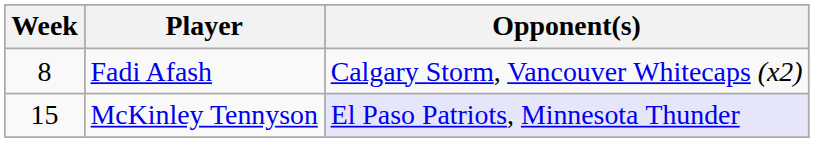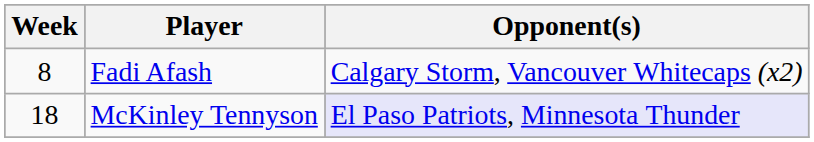(45, 114) 15 -> (45, 114) 18
